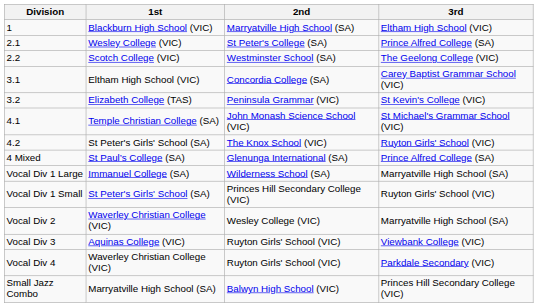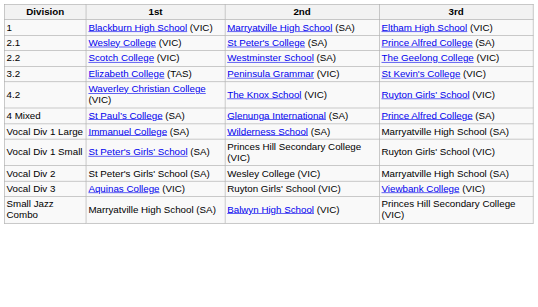- row: (13, 79)
- row: (13, 121)
(149, 142) St Peter's Girls' School (SA) -> (147, 95) Waverley Christian College (VIC)
(147, 220) Waverley Christian College (VIC) -> (149, 173) St Peter's Girls' School (SA)
- row: (31, 262)
